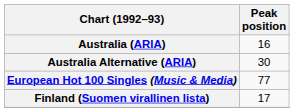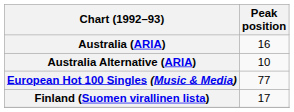(264, 62) 30 -> (264, 62) 10
